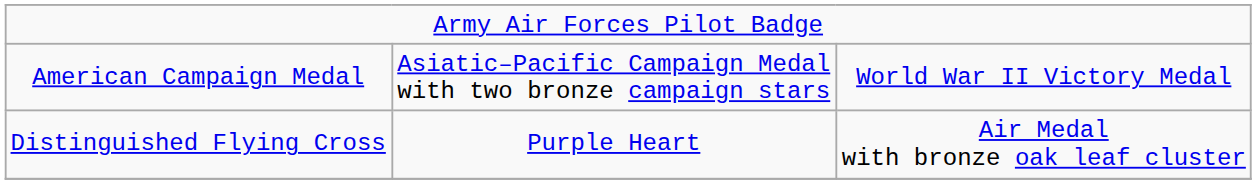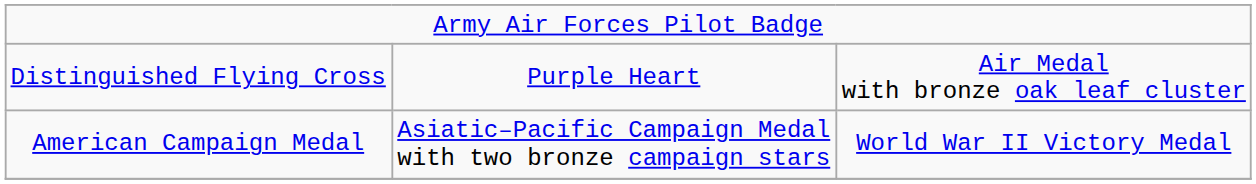rows swapped: (198, 145) <-> (198, 78)
